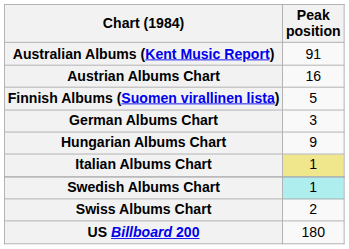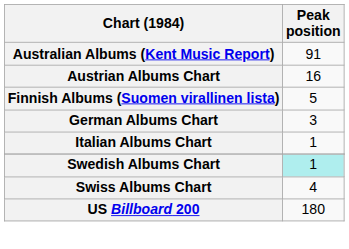- row: (144, 143)
(313, 165) khaki background -> (313, 143) no background
(313, 210) 2 -> (313, 187) 4
